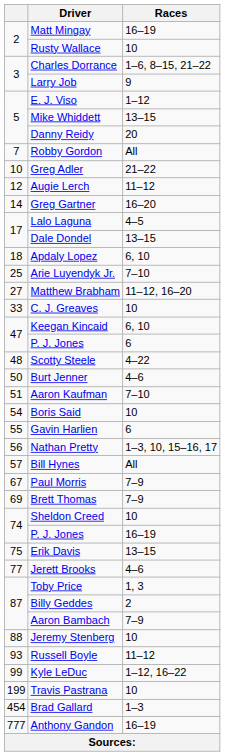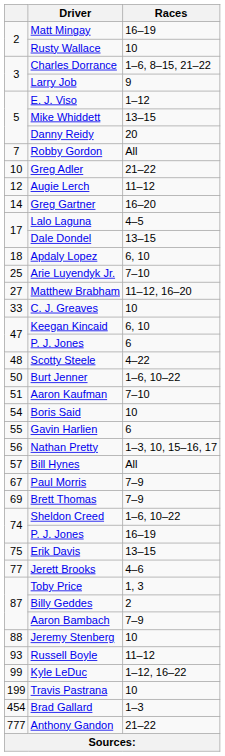(134, 377) 4–6 -> (153, 377) 1–6, 10–22
(131, 516) 10 -> (153, 516) 1–6, 10–22
(140, 725) 16–19 -> (140, 725) 21–22
